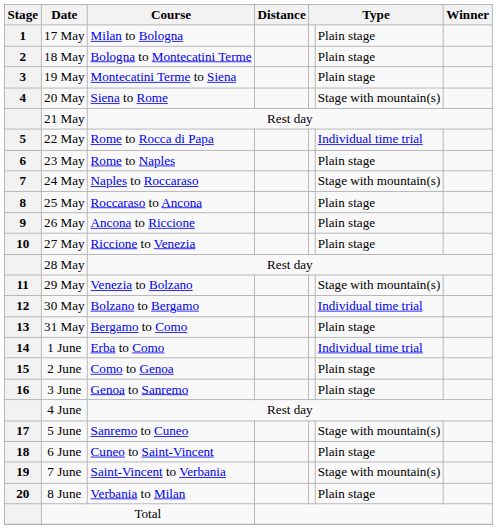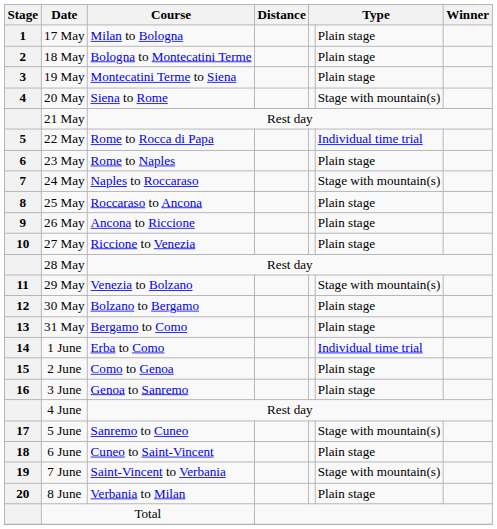(370, 306) Individual time trial -> (346, 306) Plain stage
